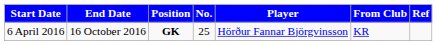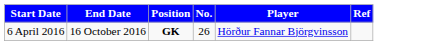- column: (380, 13)
(204, 31) 25 -> (204, 31) 26
